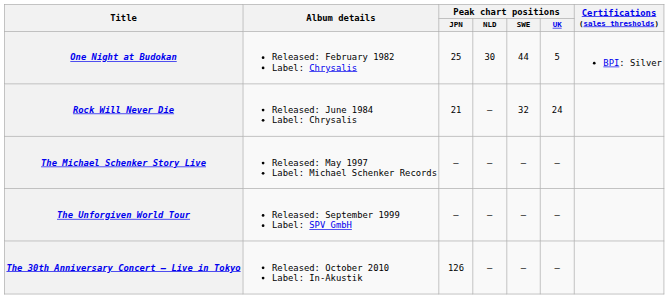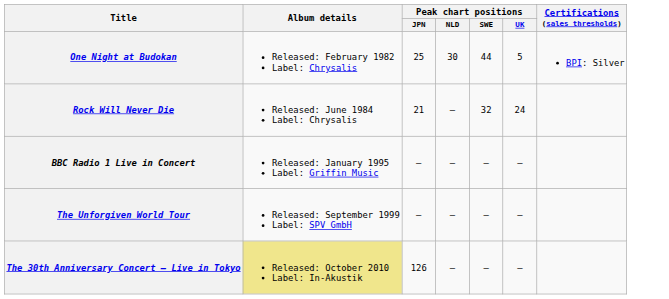+ row: (124, 162)
- row: (124, 162)
(341, 273) no background -> (322, 273) khaki background
